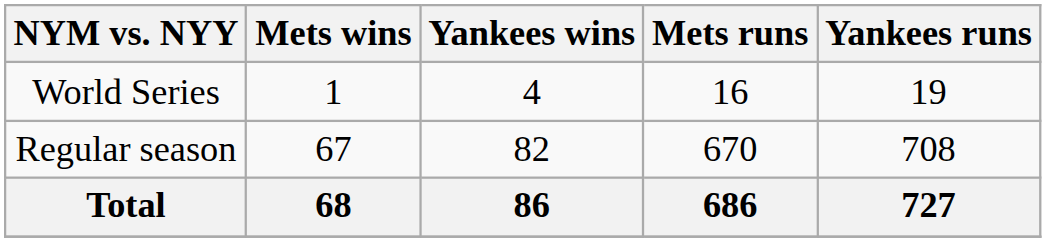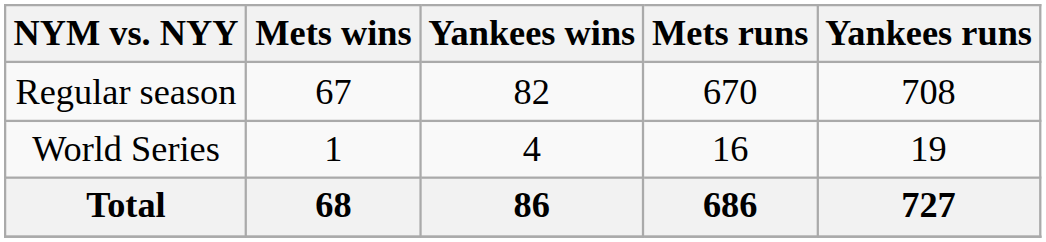rows swapped: (126, 148) <-> (126, 90)
